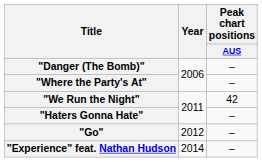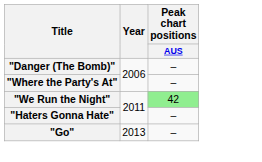(232, 99) no background -> (173, 99) lightgreen background
(192, 132) 2012 -> (134, 132) 2013
- row: (91, 149)
